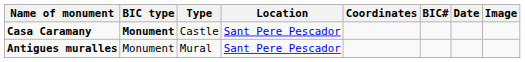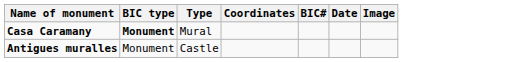- column: (282, 13)
(199, 31) Castle -> (196, 31) Mural
(196, 48) Mural -> (199, 48) Castle
